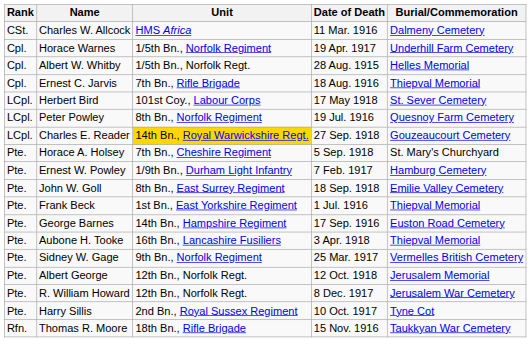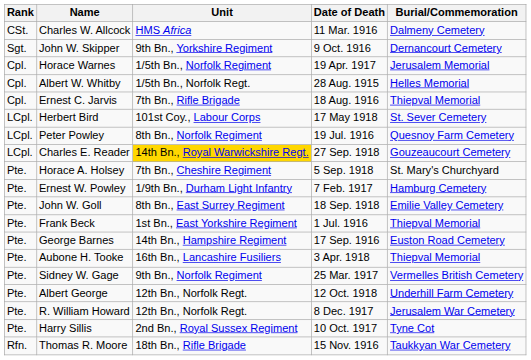+ row: (79, 48)
(452, 48) Underhill Farm Cemetery -> (440, 65) Jerusalem Memorial
(440, 275) Jerusalem Memorial -> (452, 293) Underhill Farm Cemetery
